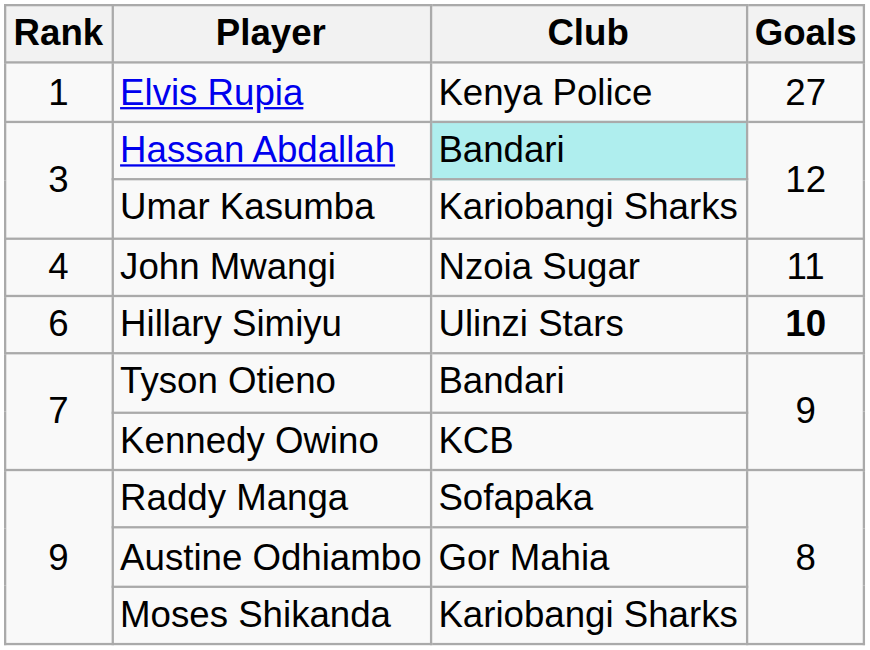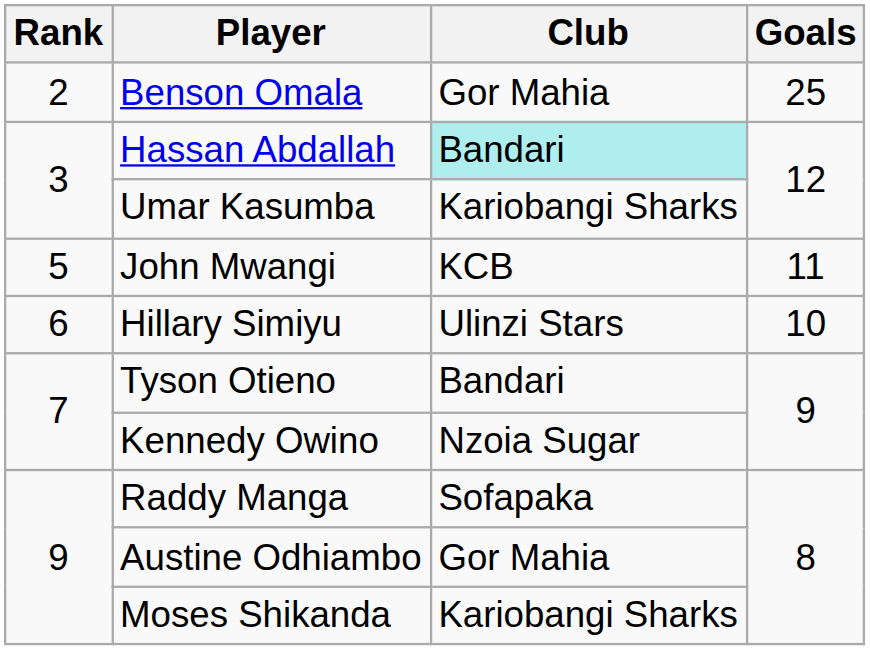- row: (212, 91)
+ row: (241, 91)
(58, 265) 4 -> (58, 265) 5
(539, 265) Nzoia Sugar -> (476, 265) KCB
(806, 324) bold -> (806, 324) normal
(476, 440) KCB -> (539, 440) Nzoia Sugar
